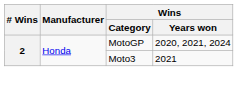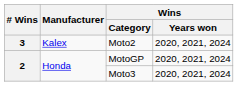+ row: (122, 43)
(166, 58) 2021 -> (193, 74) 2020, 2021, 2024
